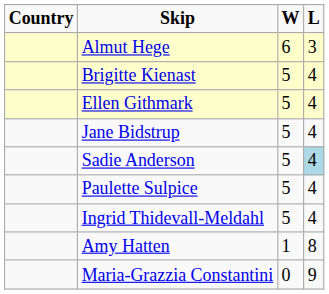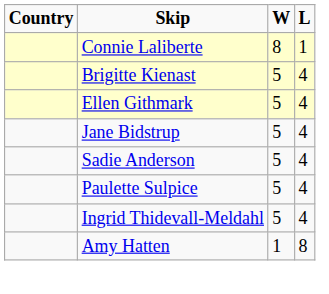+ row: (142, 47)
- row: (126, 47)
(312, 160) lightblue background -> (303, 160) no background
- row: (177, 274)
